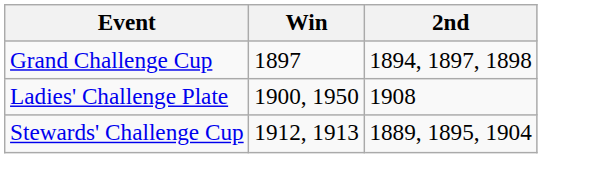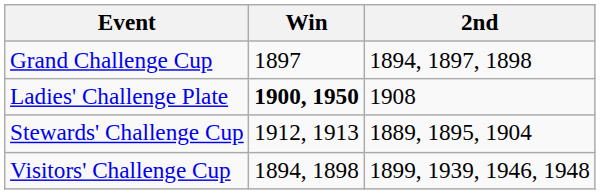(307, 96) normal -> (307, 96) bold
+ row: (120, 170)
